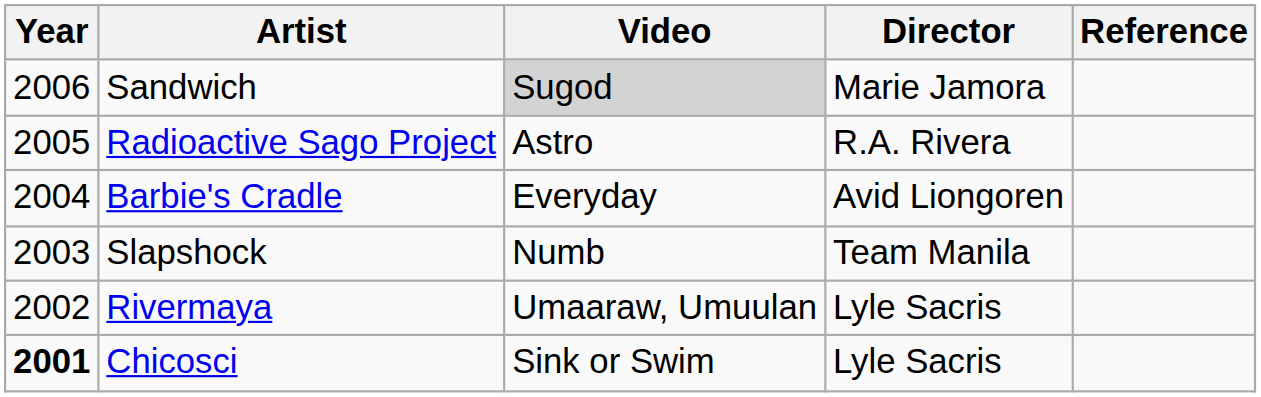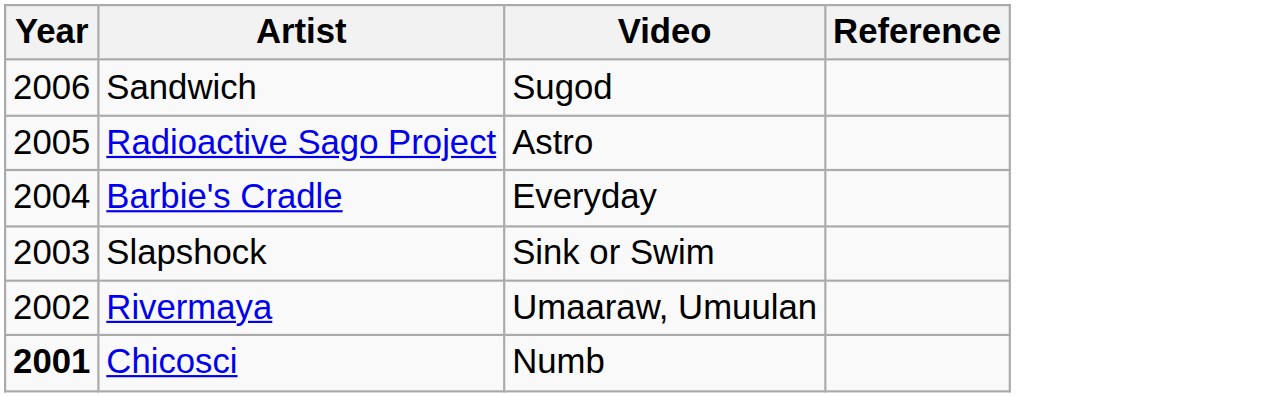- column: (949, 32)
(562, 87) lightgrey background -> (562, 87) no background
(559, 252) Numb -> (613, 252) Sink or Swim
(613, 362) Sink or Swim -> (559, 362) Numb
